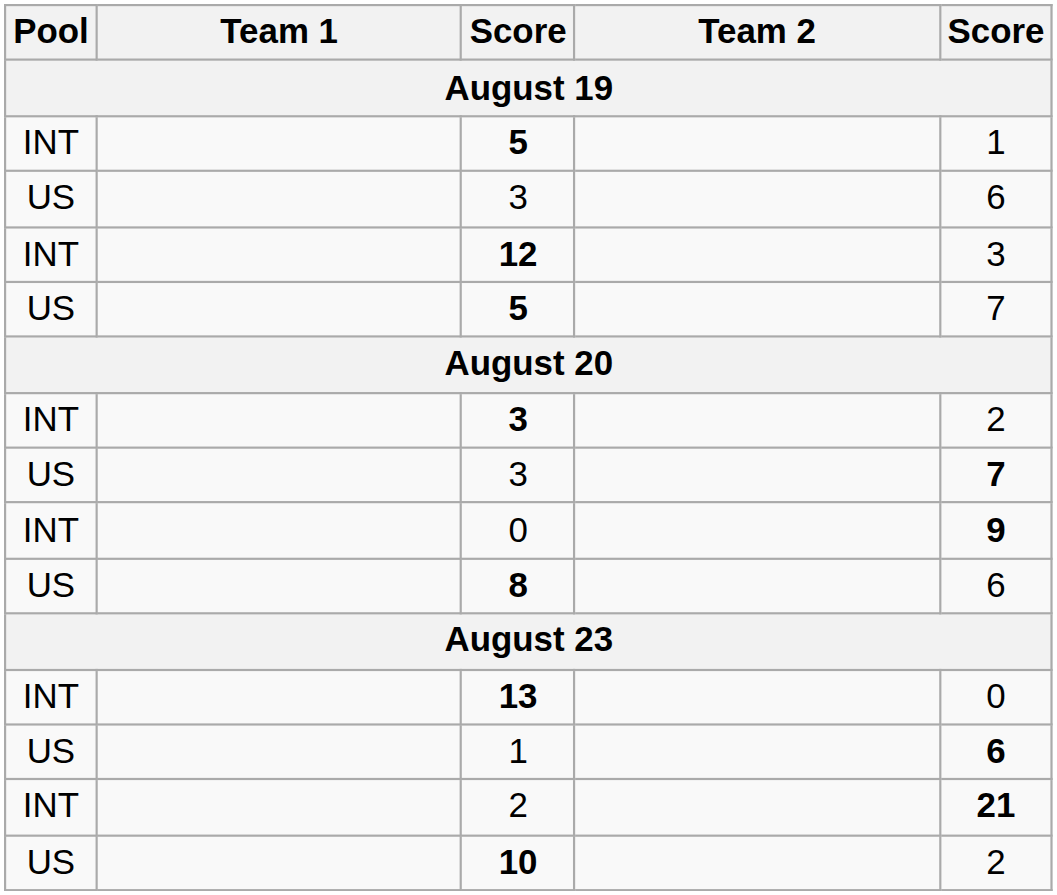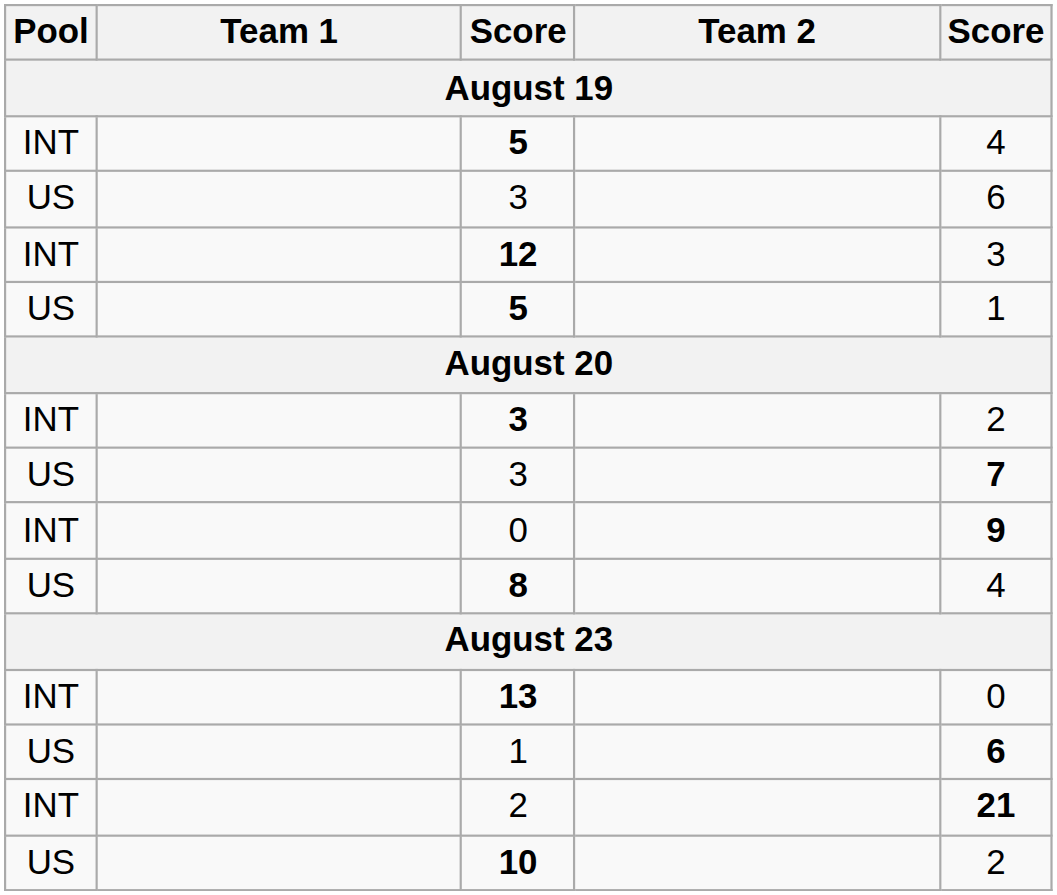(996, 142) 1 -> (996, 142) 4
(996, 308) 7 -> (996, 308) 1
(996, 585) 6 -> (996, 585) 4
